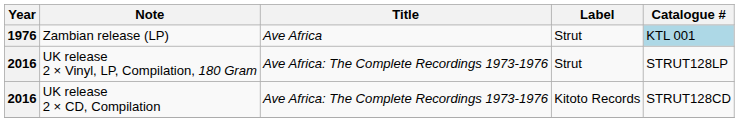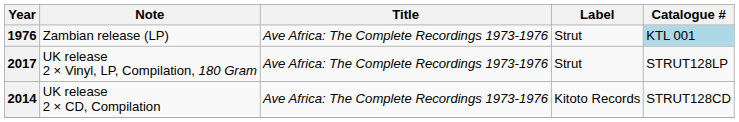(293, 35) Ave Africa -> (406, 35) Ave Africa: The Complete Recordings 1973-1976
(22, 63) 2016 -> (22, 63) 2017
(22, 99) 2016 -> (22, 99) 2014
